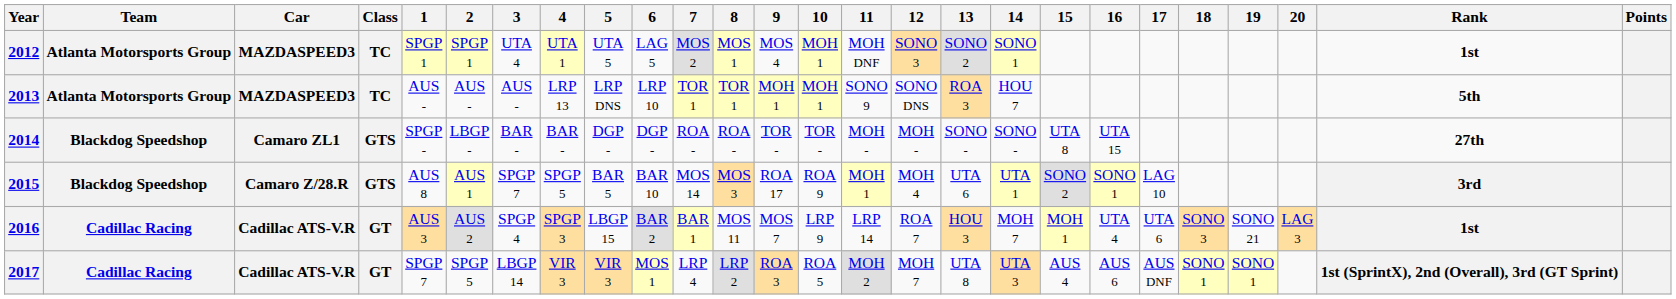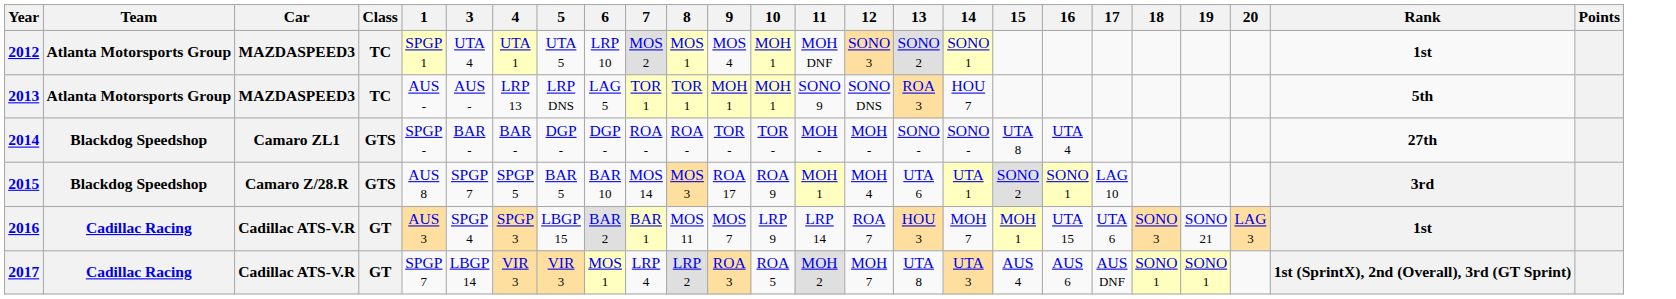- column: (470, 17)
(652, 52) LAG 5 -> (605, 52) LRP 10
(652, 96) LRP 10 -> (605, 96) LAG 5
(1115, 140) UTA 15 -> (1068, 140) UTA 4
(1115, 228) UTA 4 -> (1068, 228) UTA 15
